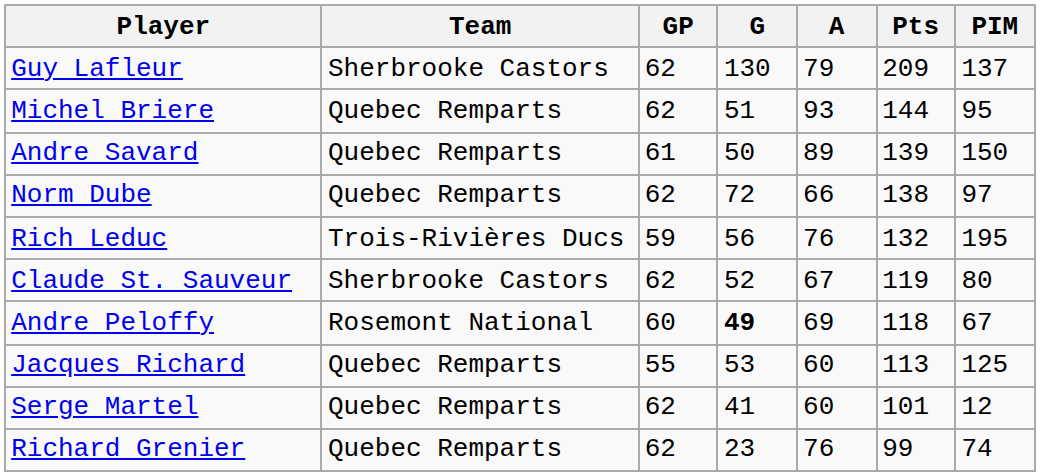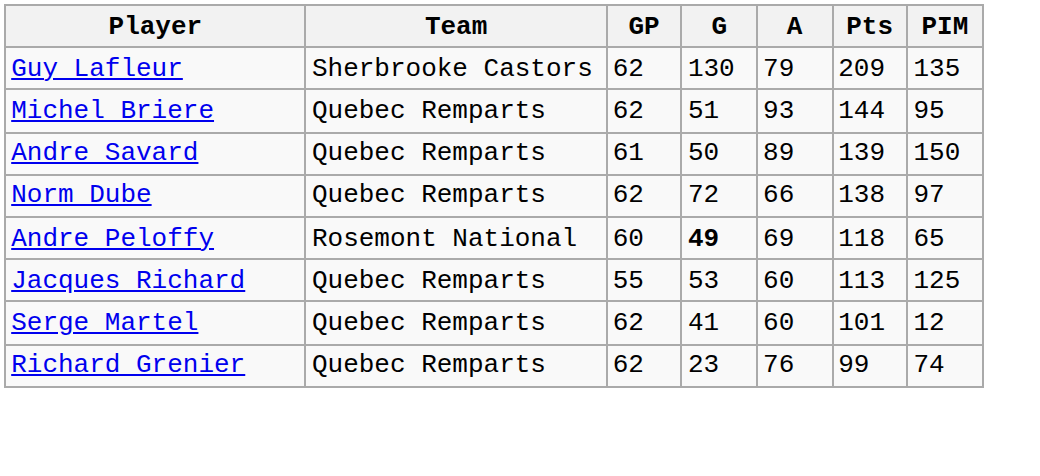(985, 69) 137 -> (937, 69) 135
- row: (89, 238)
- row: (152, 280)
(977, 323) 67 -> (929, 238) 65
